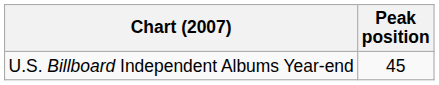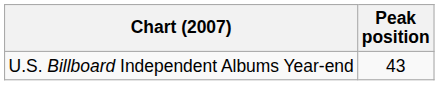(396, 65) 45 -> (396, 65) 43
